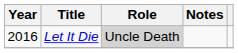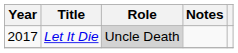(23, 36) 2016 -> (23, 36) 2017
